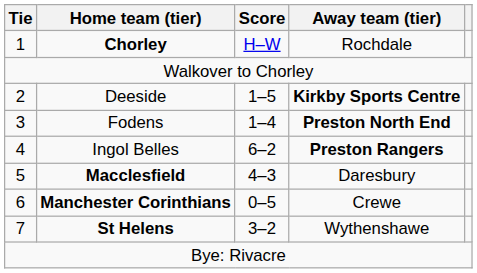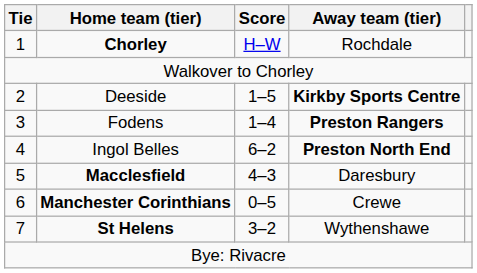(377, 123) Preston North End -> (377, 123) Preston Rangers
(377, 149) Preston Rangers -> (377, 149) Preston North End
